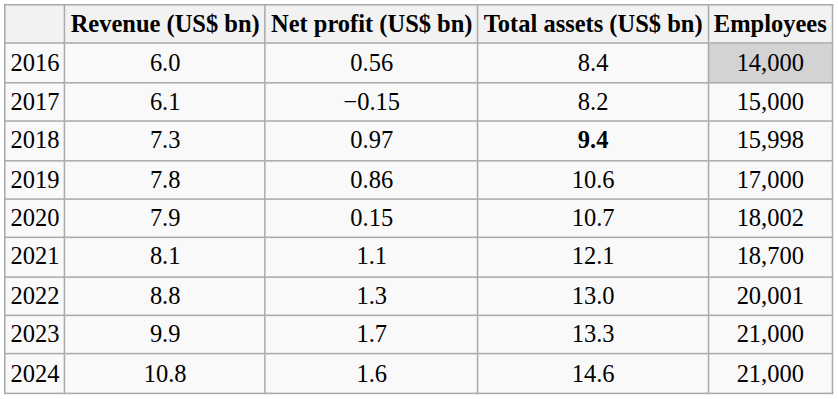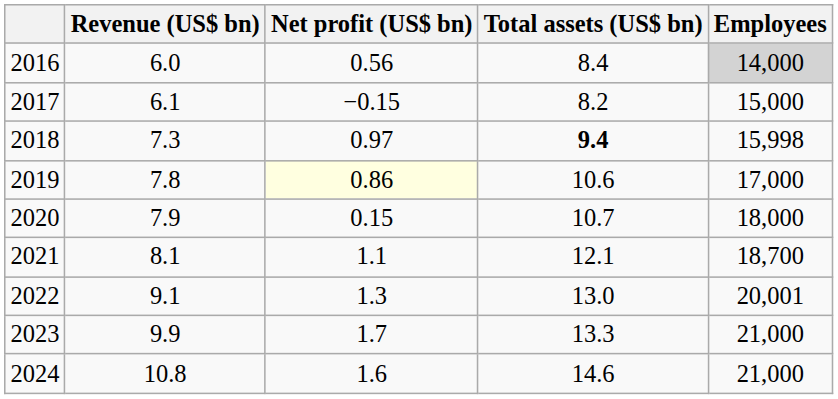(372, 179) no background -> (372, 179) lightyellow background
(770, 218) 18,002 -> (770, 218) 18,000
(165, 295) 8.8 -> (165, 295) 9.1
